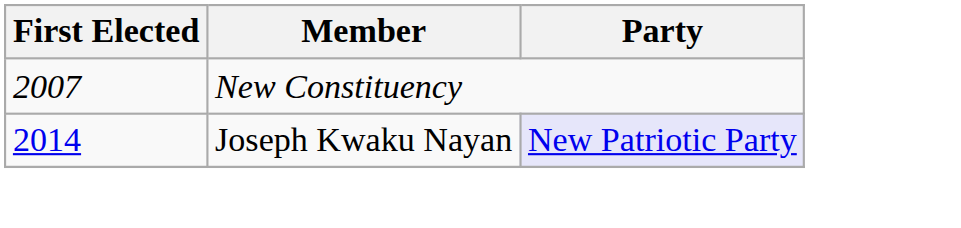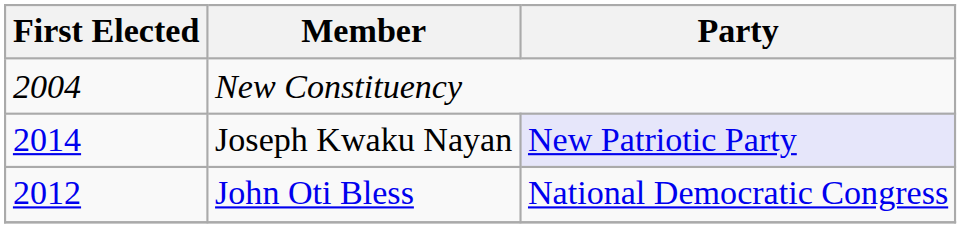(47, 85) 2007 -> (47, 85) 2004
+ row: (314, 193)
